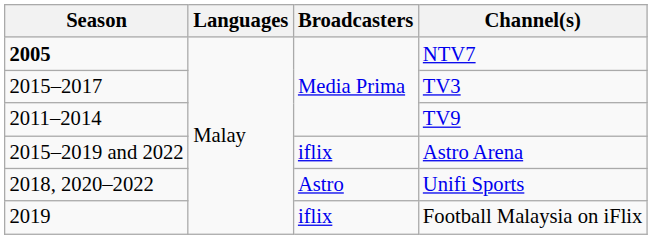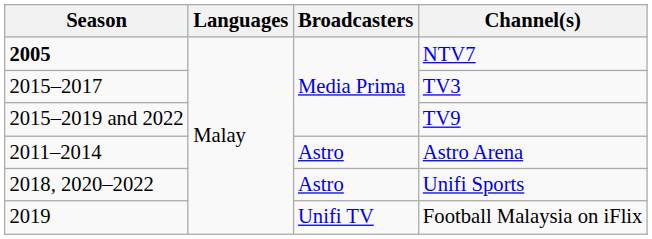(55, 119) 2011–2014 -> (97, 119) 2015–2019 and 2022
(97, 151) 2015–2019 and 2022 -> (55, 151) 2011–2014
(315, 151) iflix -> (321, 151) Astro
(315, 217) iflix -> (336, 217) Unifi TV
